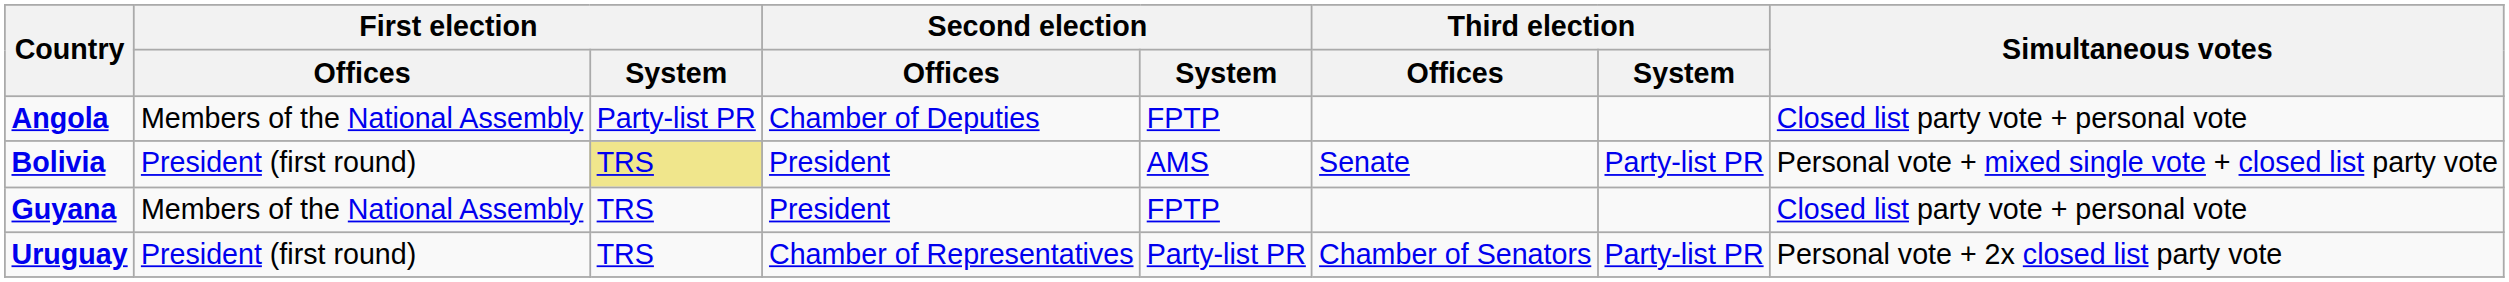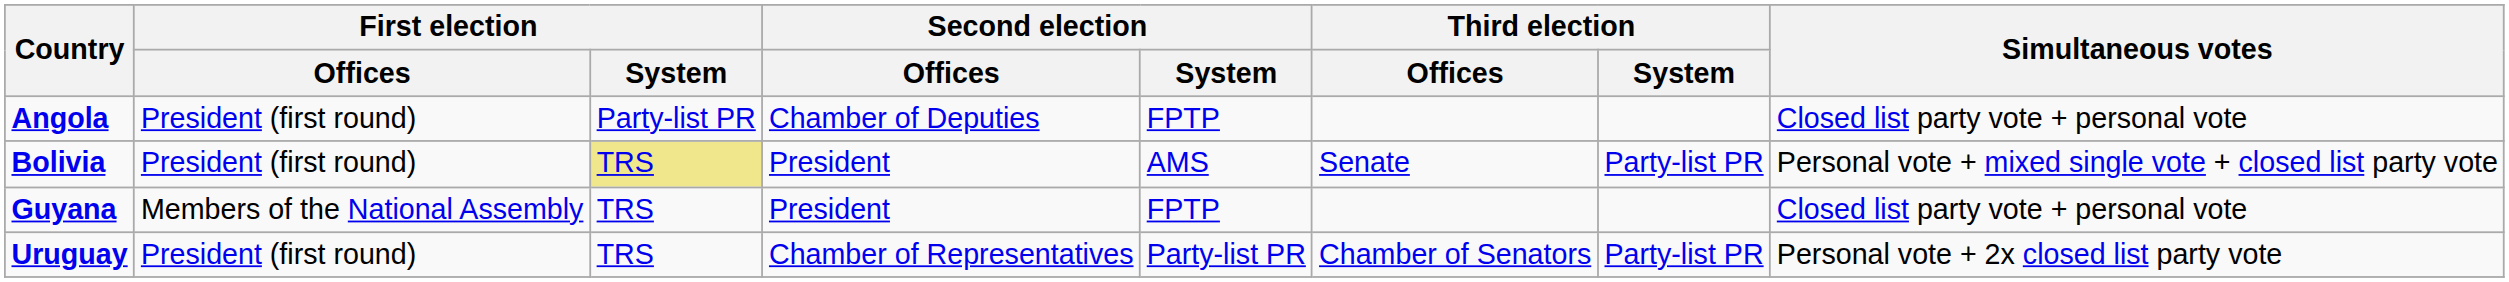(362, 118) Members of the National Assembly -> (279, 118) President (first round)
